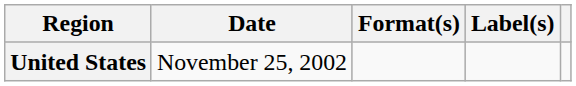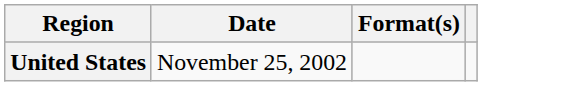- column: (513, 23)
